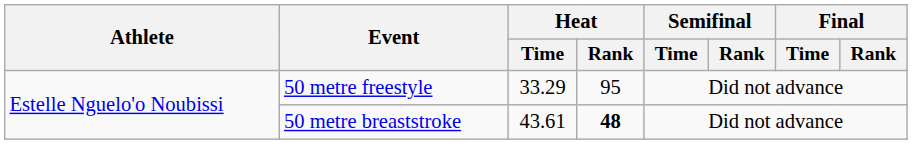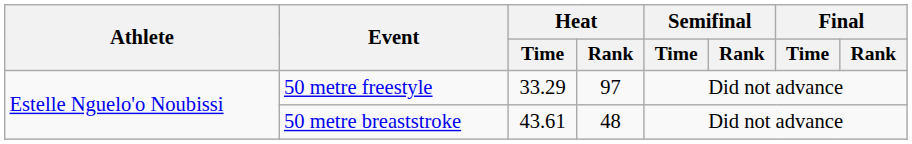(611, 87) 95 -> (611, 87) 97
(611, 121) bold -> (611, 121) normal
